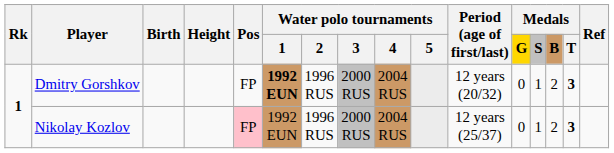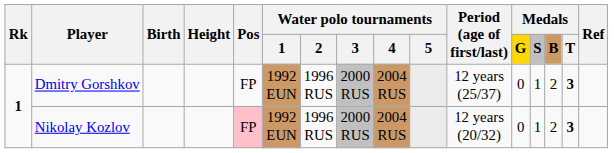(282, 85) bold -> (282, 85) normal
(480, 85) 12 years (20/32) -> (479, 85) 12 years (25/37)
(480, 127) 12 years (25/37) -> (479, 127) 12 years (20/32)
